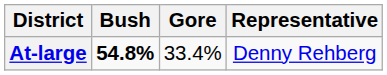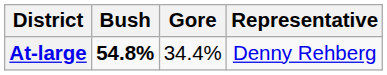(193, 53) 33.4% -> (193, 53) 34.4%
